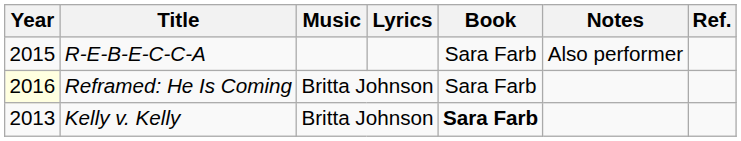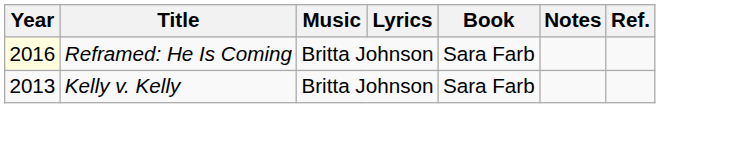- row: (135, 53)
(491, 119) bold -> (489, 86) normal
